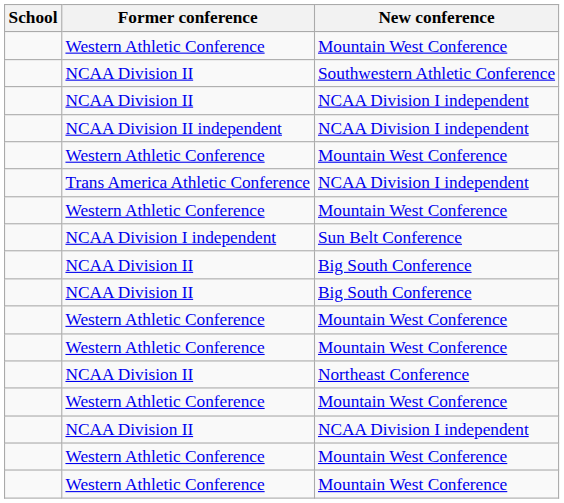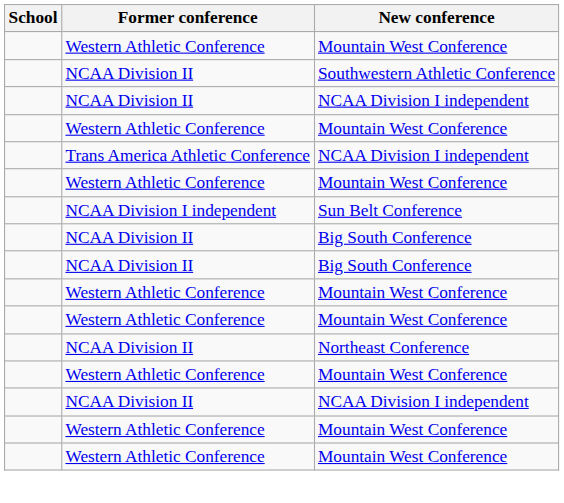- row: (174, 127)
